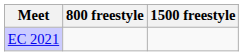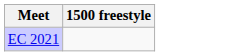- column: (105, 16)
